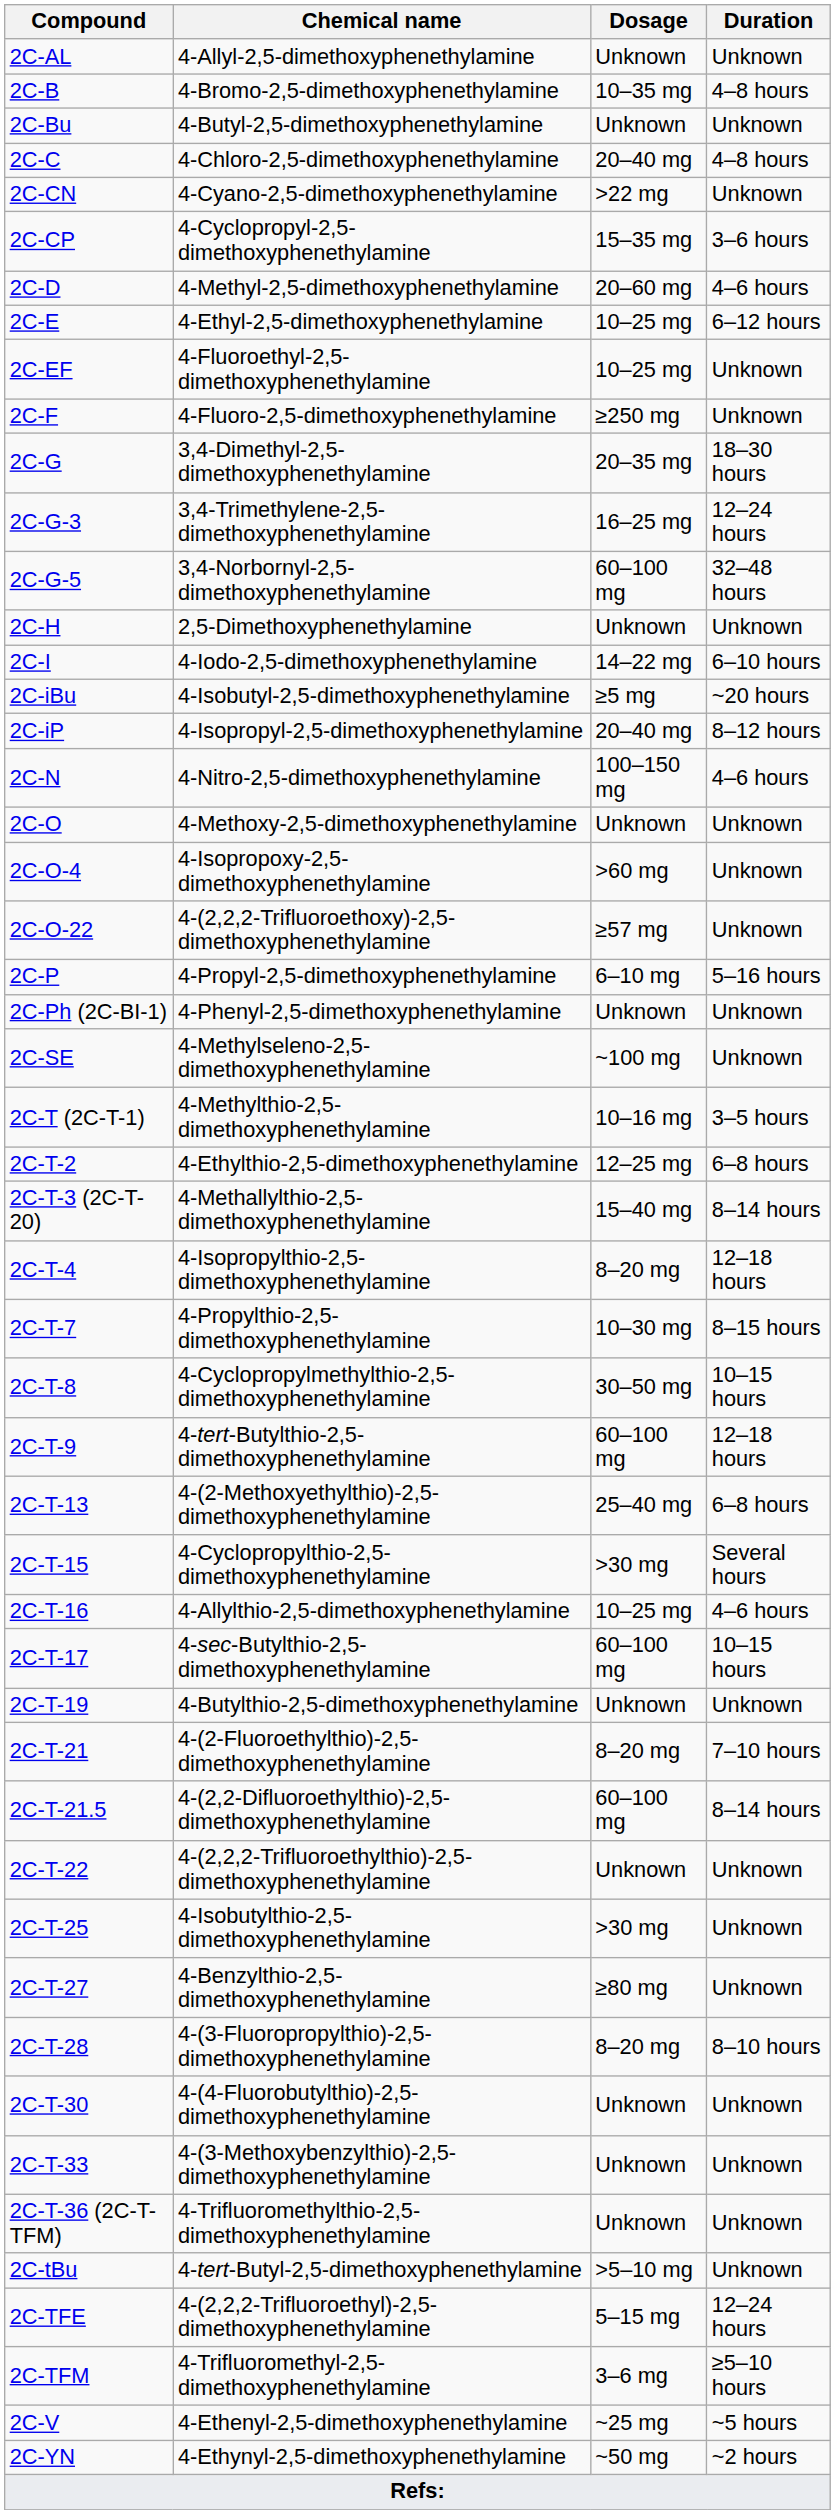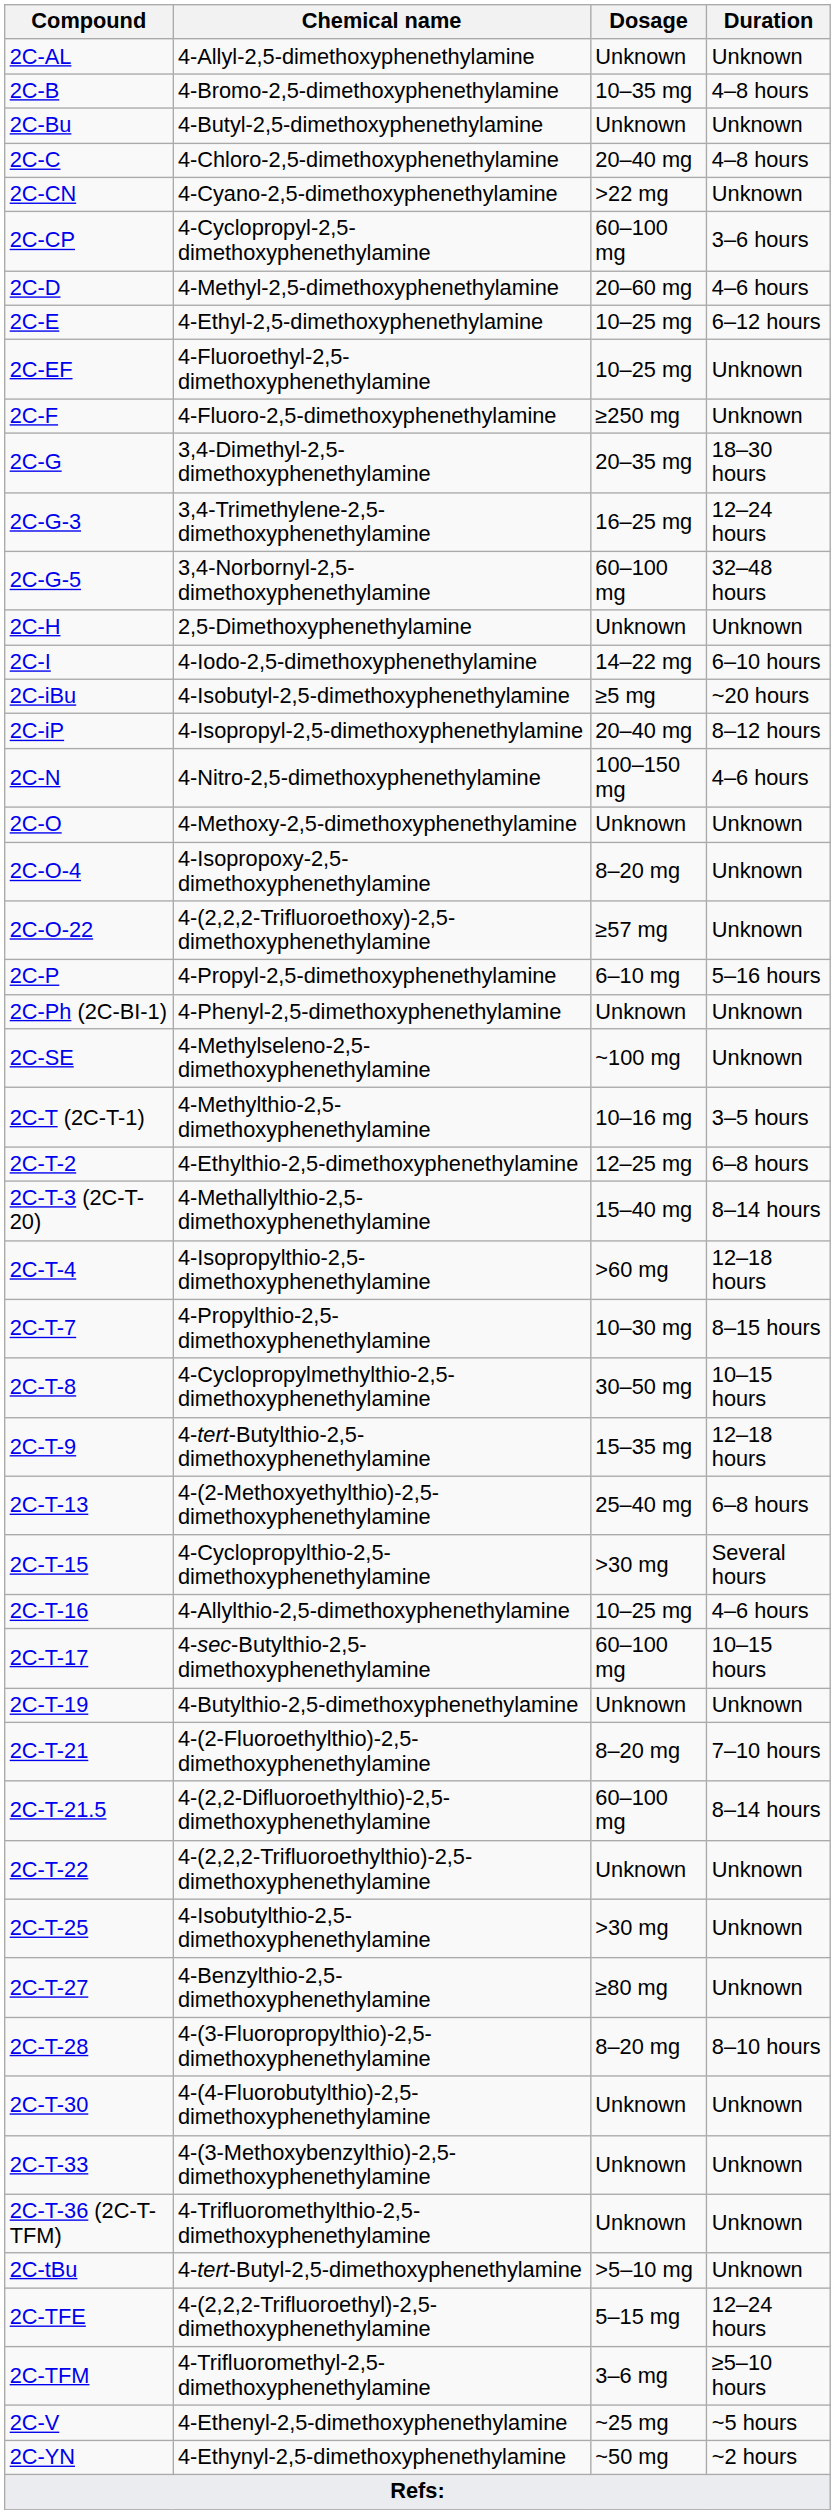(644, 241) 15–35 mg -> (632, 241) 60–100 mg
(632, 871) >60 mg -> (638, 871) 8–20 mg
(638, 1269) 8–20 mg -> (632, 1269) >60 mg
(632, 1446) 60–100 mg -> (644, 1446) 15–35 mg
